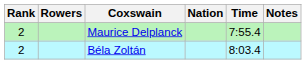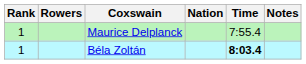(21, 31) 2 -> (21, 31) 1
(21, 50) 2 -> (21, 50) 1
(245, 50) normal -> (245, 50) bold
